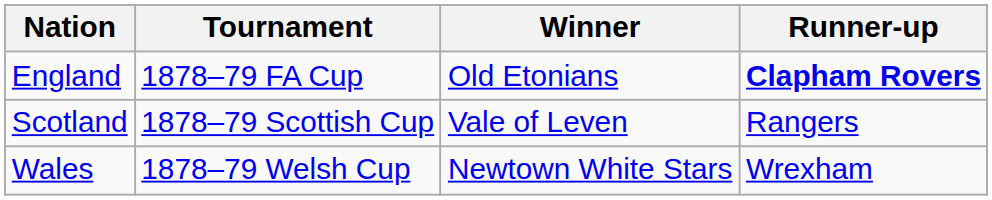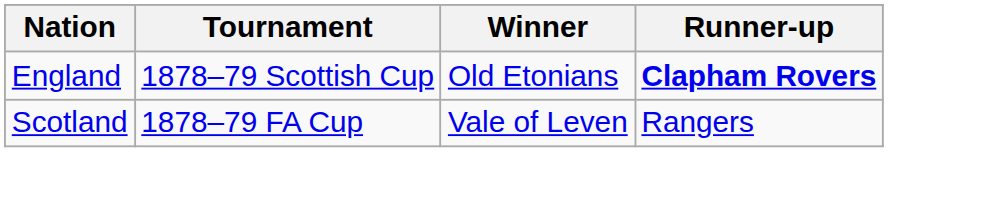(252, 75) 1878–79 FA Cup -> (288, 75) 1878–79 Scottish Cup
(288, 122) 1878–79 Scottish Cup -> (252, 122) 1878–79 FA Cup
- row: (53, 169)
